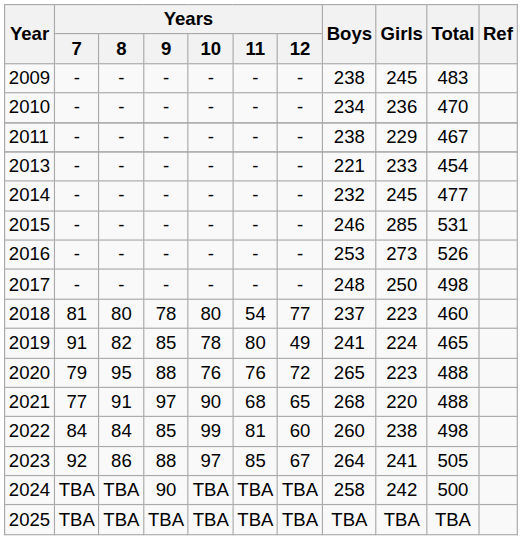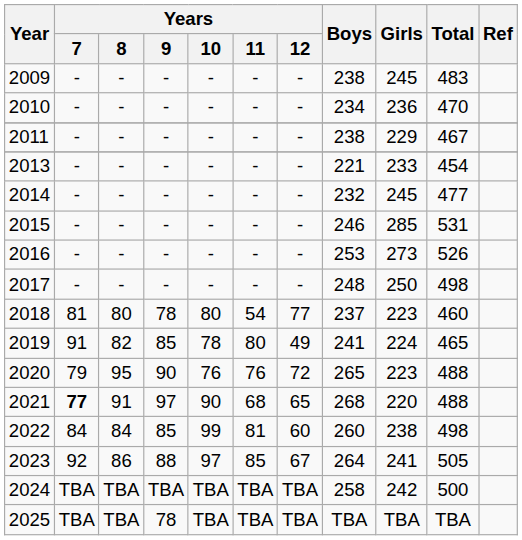(166, 372) 88 -> (166, 372) 90
(77, 401) normal -> (77, 401) bold
(166, 490) 90 -> (166, 490) TBA
(166, 519) TBA -> (166, 519) 78
